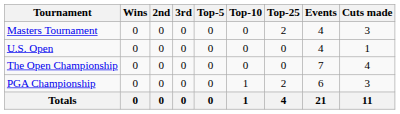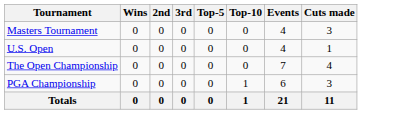- column: (283, 13)
